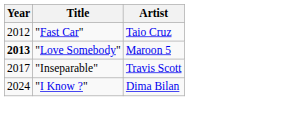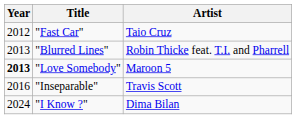+ row: (72, 50)
(19, 68) 2017 -> (19, 86) 2016
